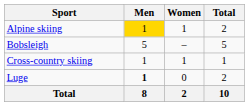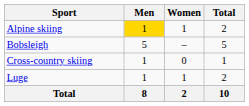(184, 61) 1 -> (184, 61) 0
(144, 77) bold -> (144, 77) normal
(184, 77) 0 -> (184, 77) 1
